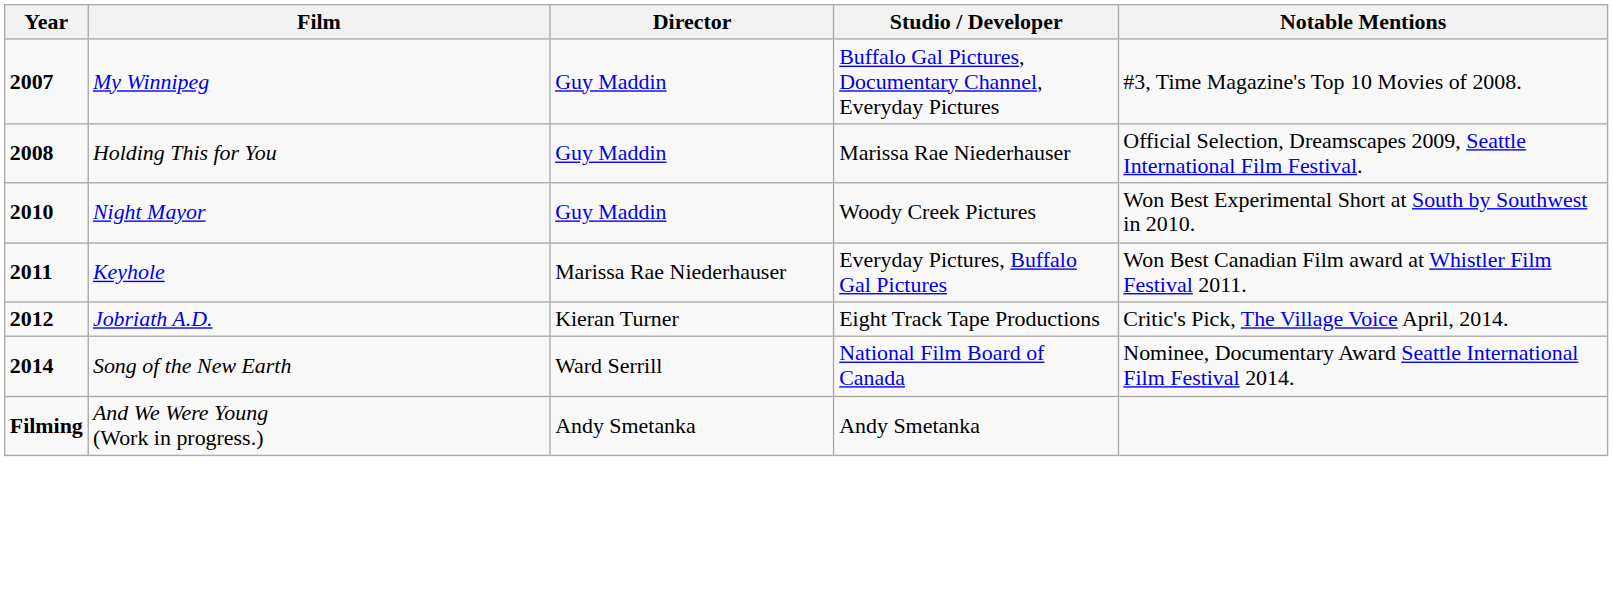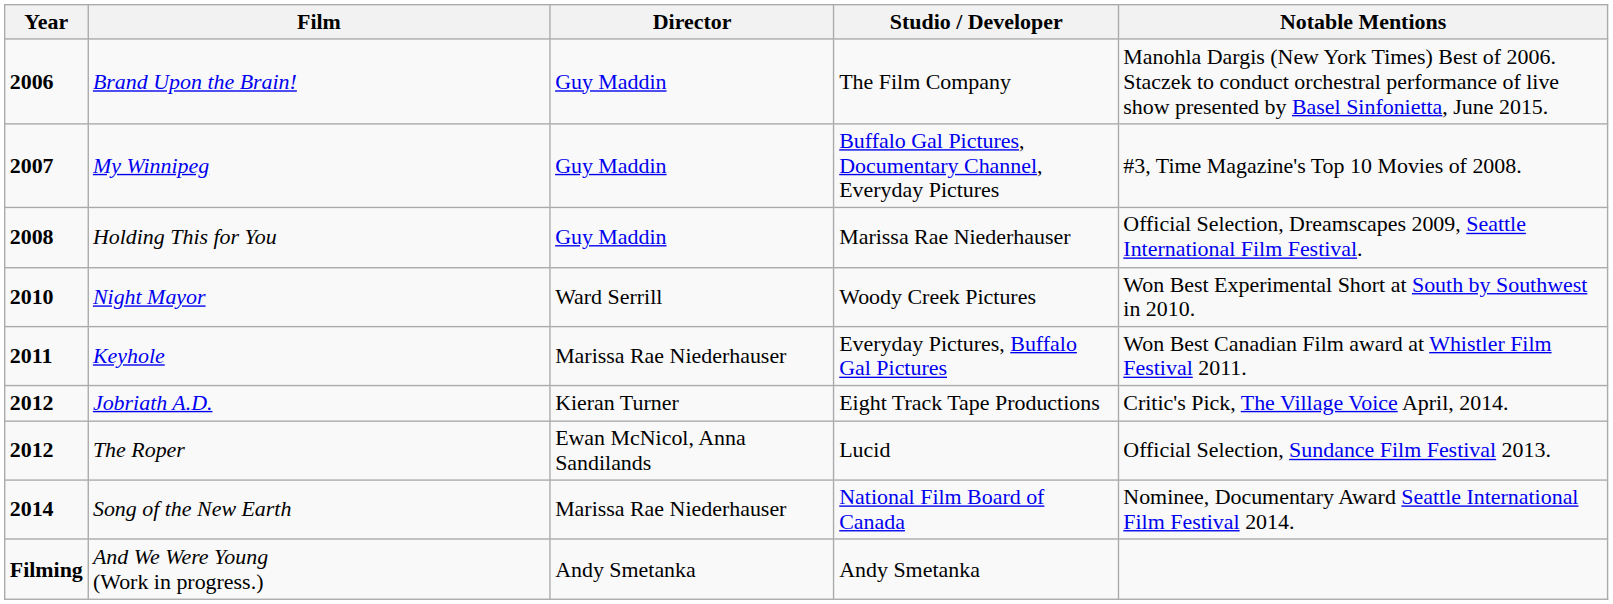+ row: (195, 81)
(611, 212) Guy Maddin -> (609, 296) Ward Serrill
+ row: (139, 450)
(609, 366) Ward Serrill -> (671, 509) Marissa Rae Niederhauser
